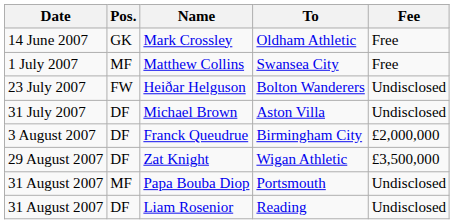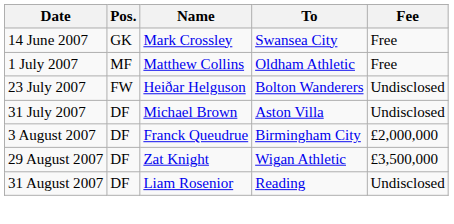(306, 40) Oldham Athletic -> (296, 40) Swansea City
(298, 64) Swansea City -> (305, 64) Oldham Athletic
- row: (196, 183)
